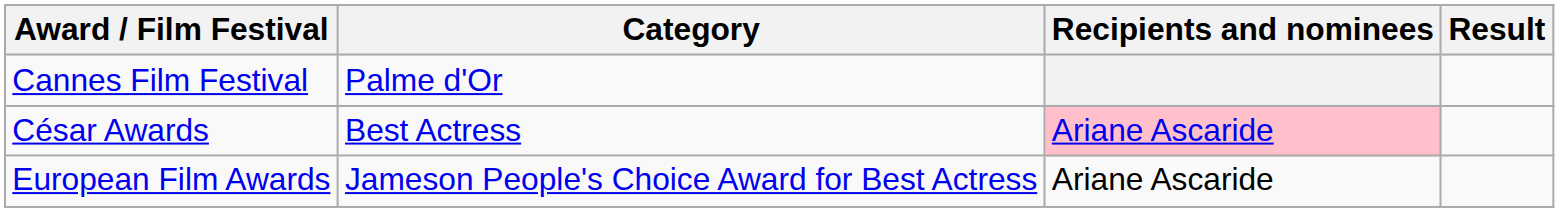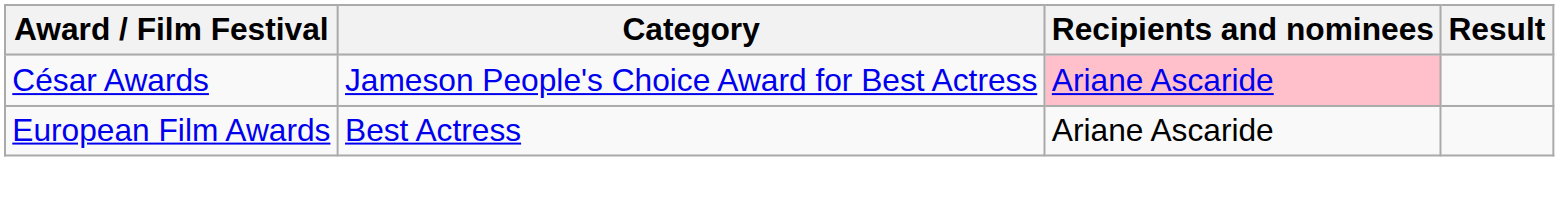- row: (160, 79)
(433, 130) Best Actress -> (691, 79) Jameson People's Choice Award for Best Actress
(691, 180) Jameson People's Choice Award for Best Actress -> (433, 130) Best Actress
